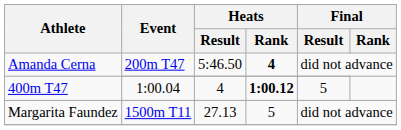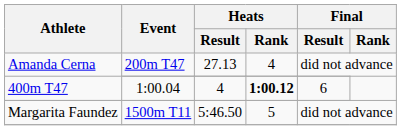(220, 64) 5:46.50 -> (220, 64) 27.13
(271, 64) bold -> (271, 64) normal
(323, 88) 5 -> (323, 88) 6
(220, 112) 27.13 -> (220, 112) 5:46.50
